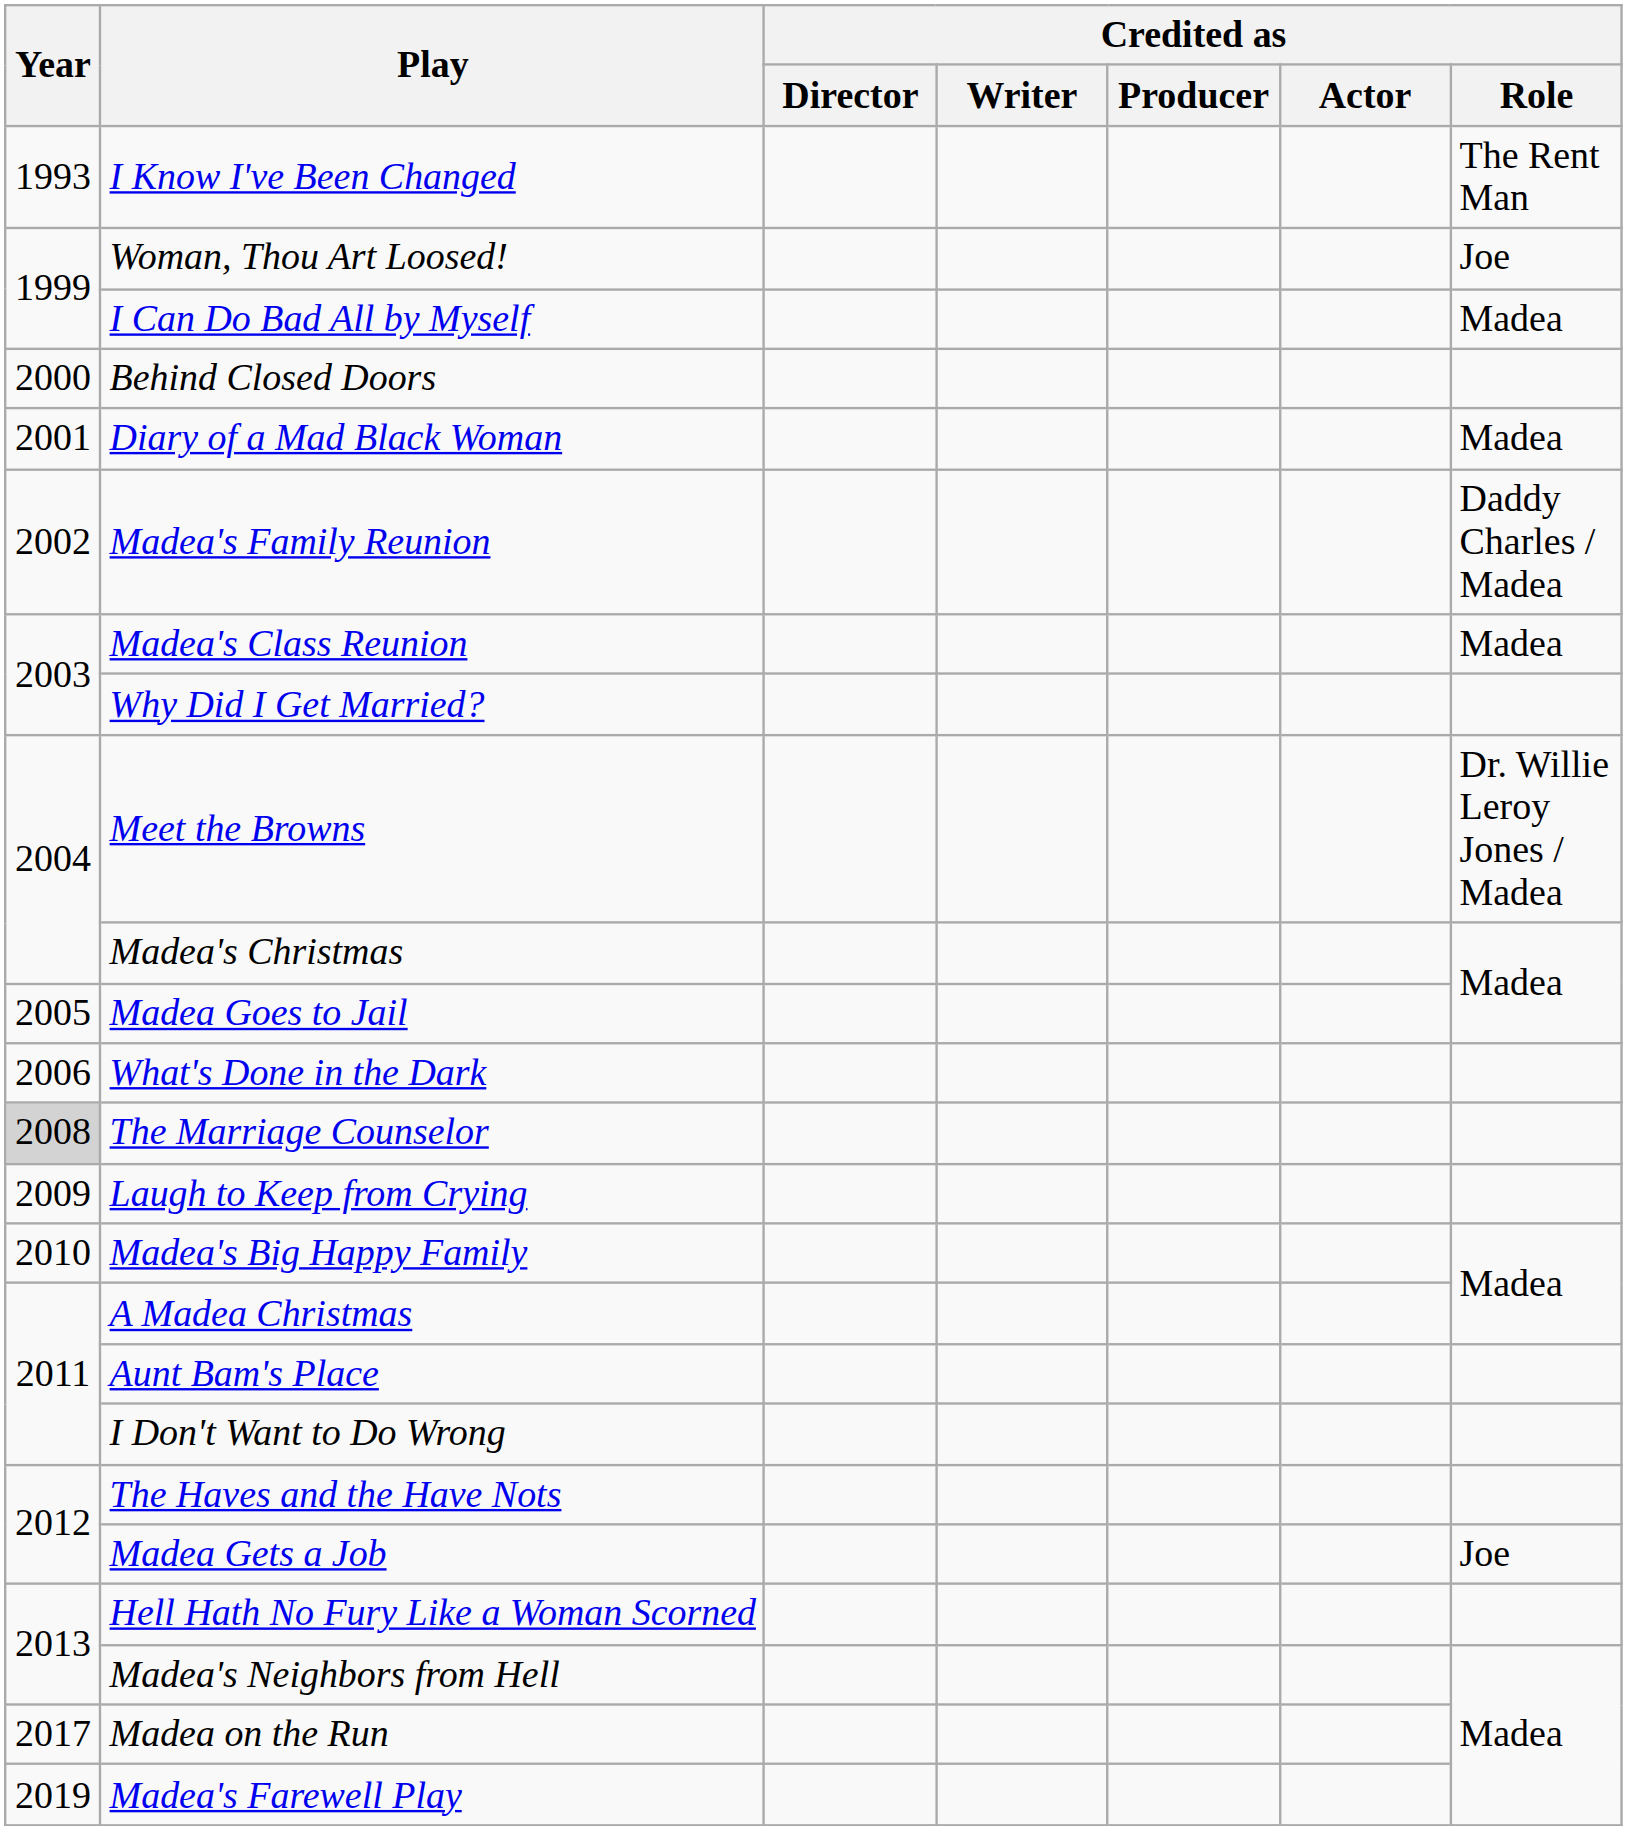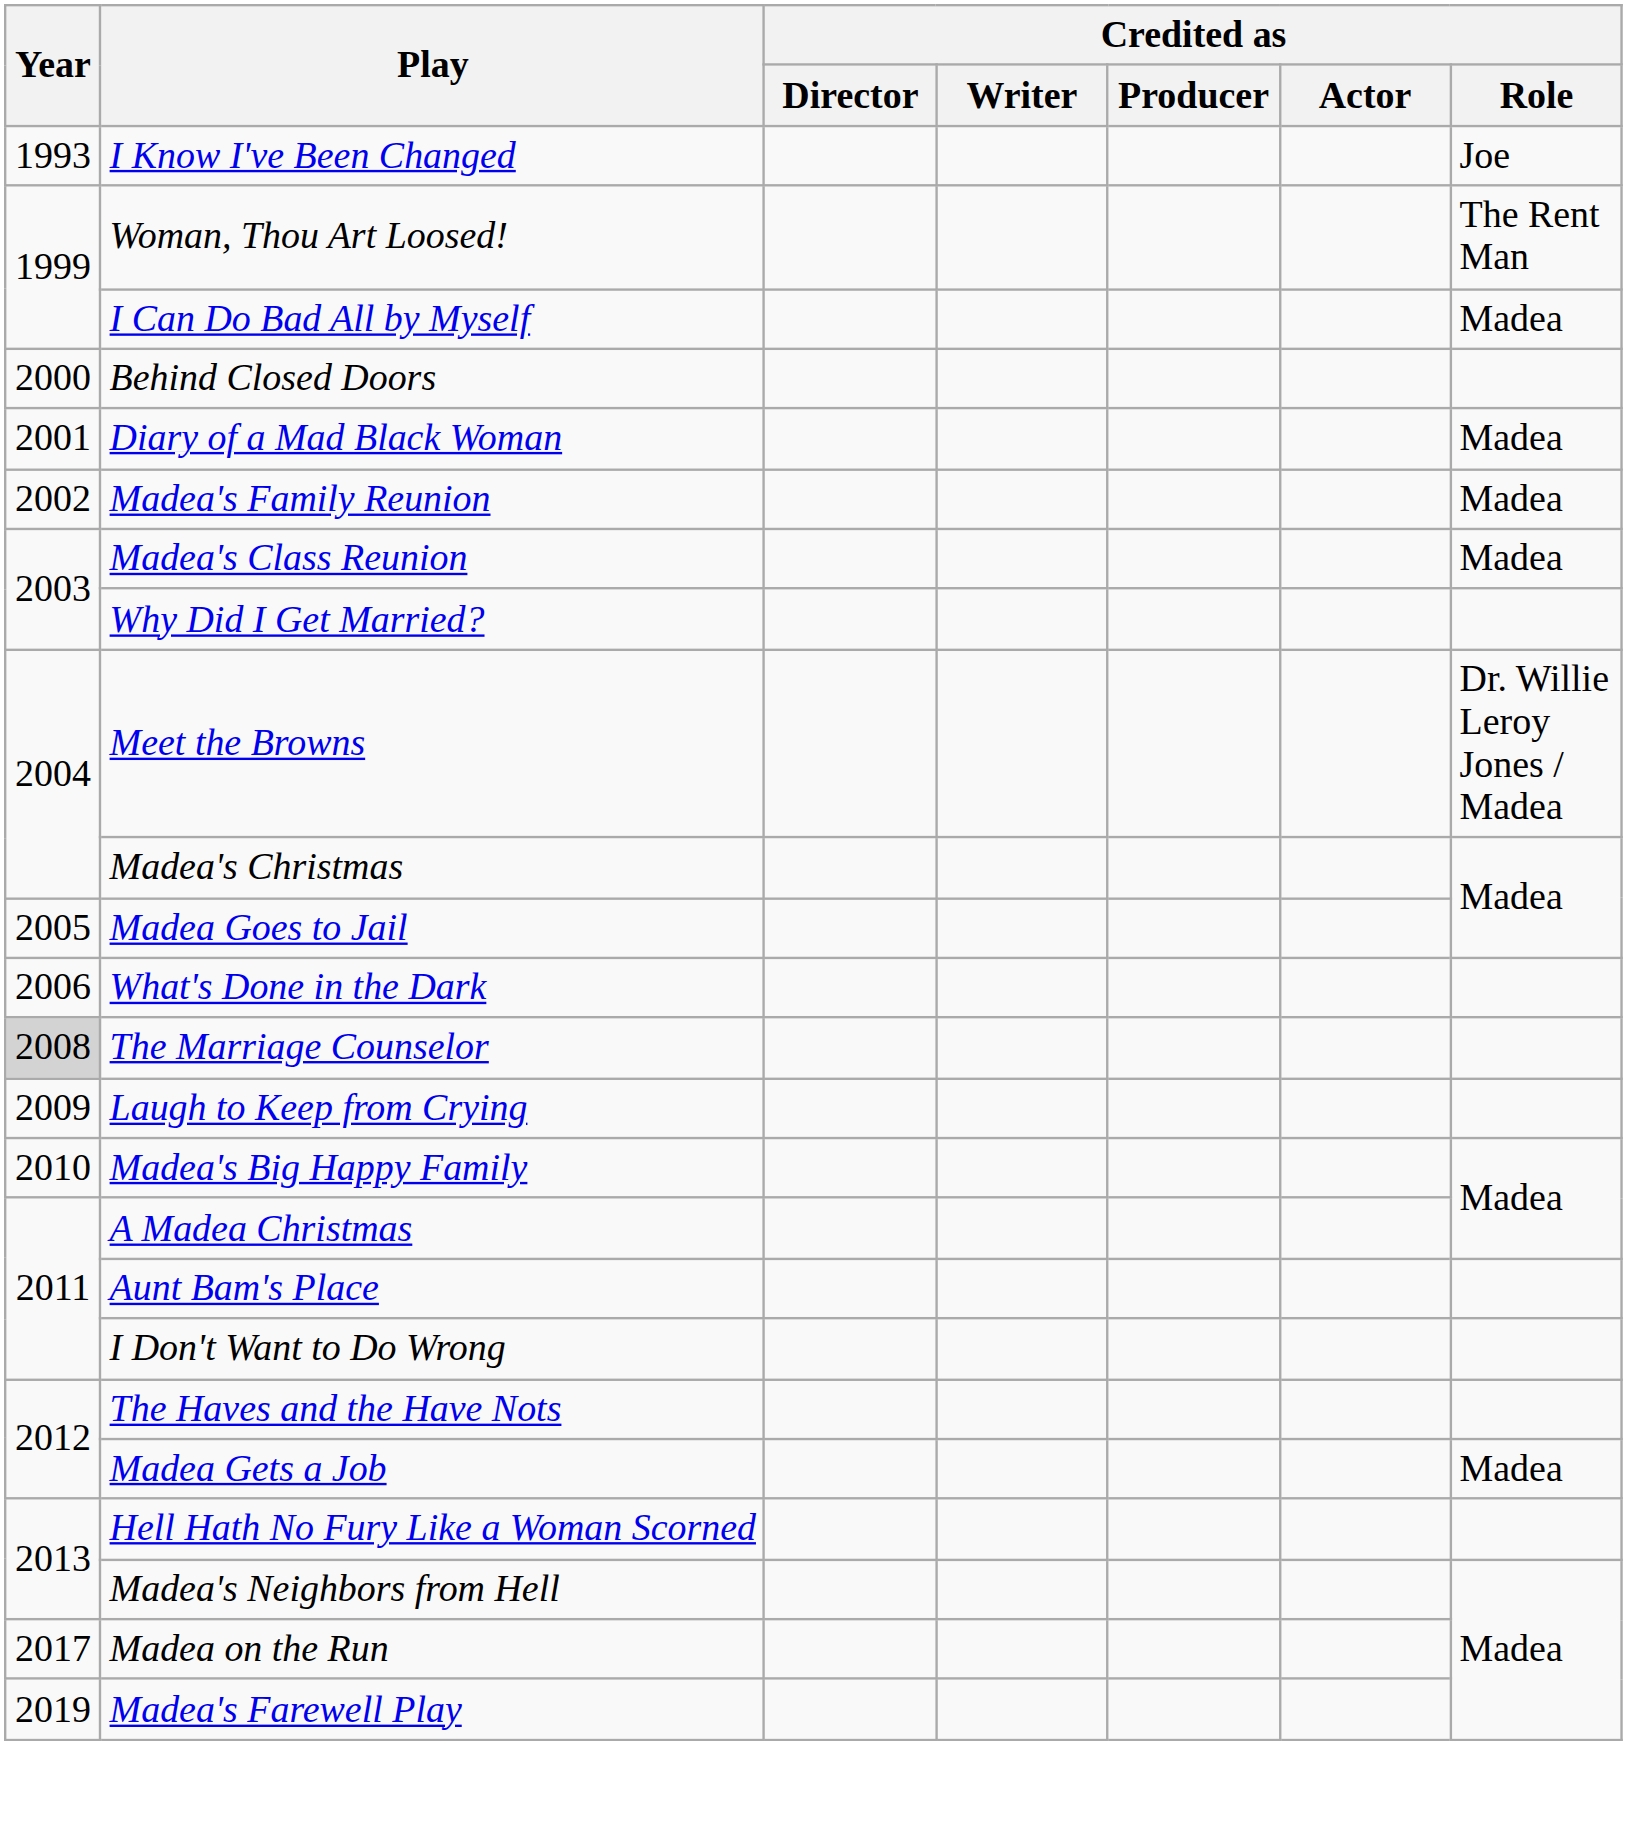(1530, 176) The Rent Man -> (1485, 154) Joe
(1485, 257) Joe -> (1530, 236) The Rent Man
(1527, 540) Daddy Charles / Madea -> (1511, 498) Madea
(1485, 1553) Joe -> (1511, 1468) Madea
